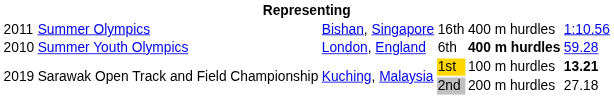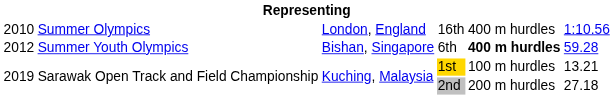(18, 29) 2011 -> (19, 29) 2010
(378, 29) Bishan, Singapore -> (374, 29) London, England
(19, 48) 2010 -> (19, 48) 2012
(374, 48) London, England -> (378, 48) Bishan, Singapore
(581, 67) bold -> (581, 67) normal
